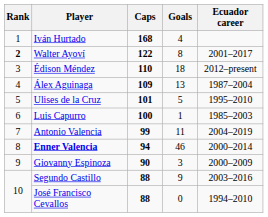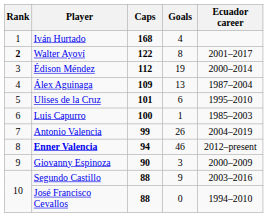(145, 69) 110 -> (145, 69) 112
(180, 69) 18 -> (180, 69) 19
(230, 69) 2012–present -> (230, 69) 2000–2014
(180, 100) 5 -> (180, 100) 6
(180, 131) 11 -> (180, 131) 26
(230, 147) 2000–2014 -> (230, 147) 2012–present
